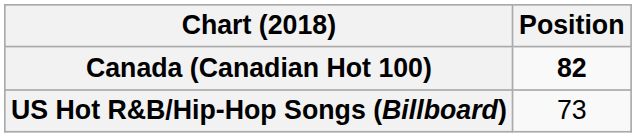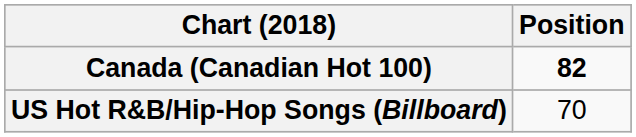(572, 110) 73 -> (572, 110) 70
